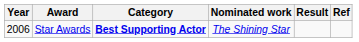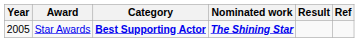(18, 29) 2006 -> (18, 29) 2005
(251, 29) normal -> (252, 29) bold
